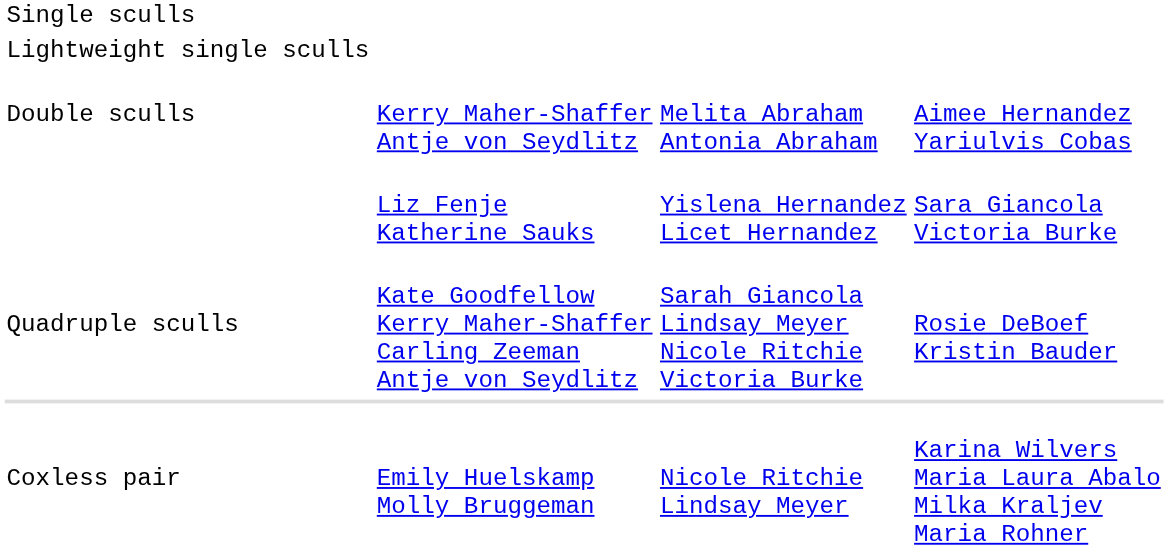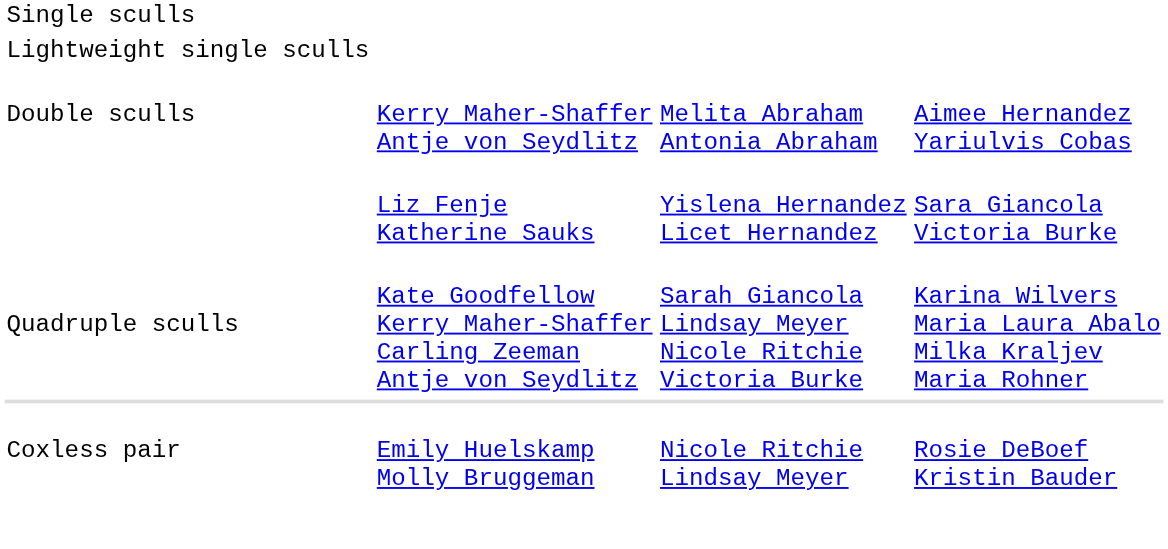(1016, 338) Rosie DeBoef Kristin Bauder -> (1037, 338) Karina Wilvers Maria Laura Abalo Milka Kraljev Maria Rohner
(1037, 493) Karina Wilvers Maria Laura Abalo Milka Kraljev Maria Rohner -> (1016, 465) Rosie DeBoef Kristin Bauder
